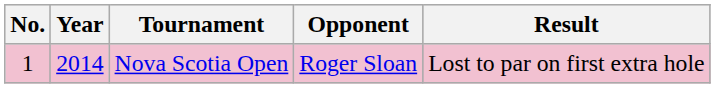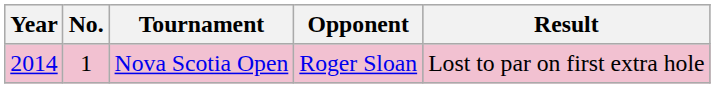columns swapped: (28, 24) <-> (80, 24)
